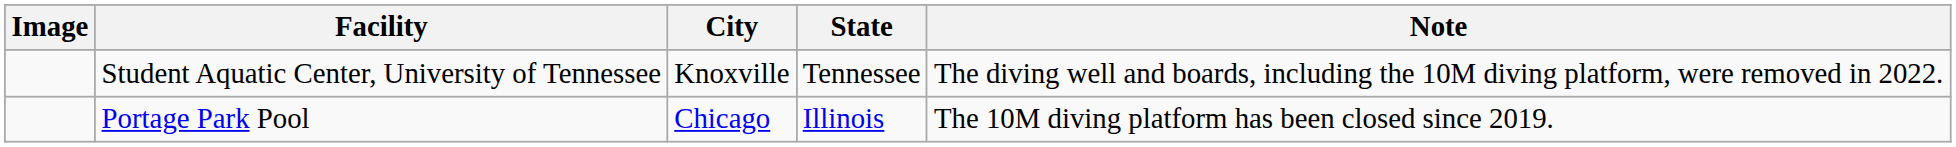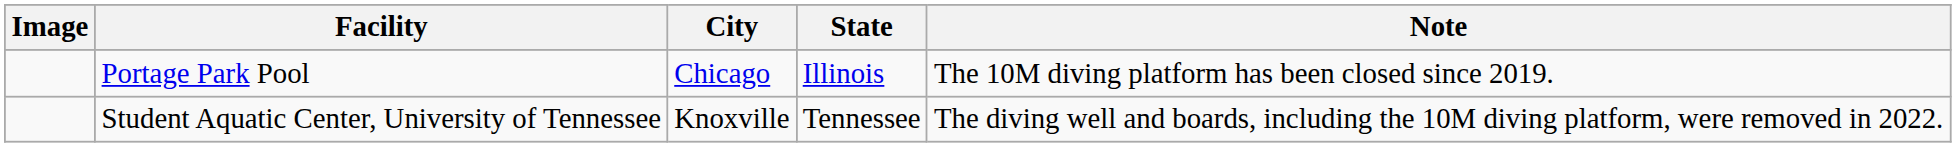rows swapped: (381, 73) <-> (206, 118)
